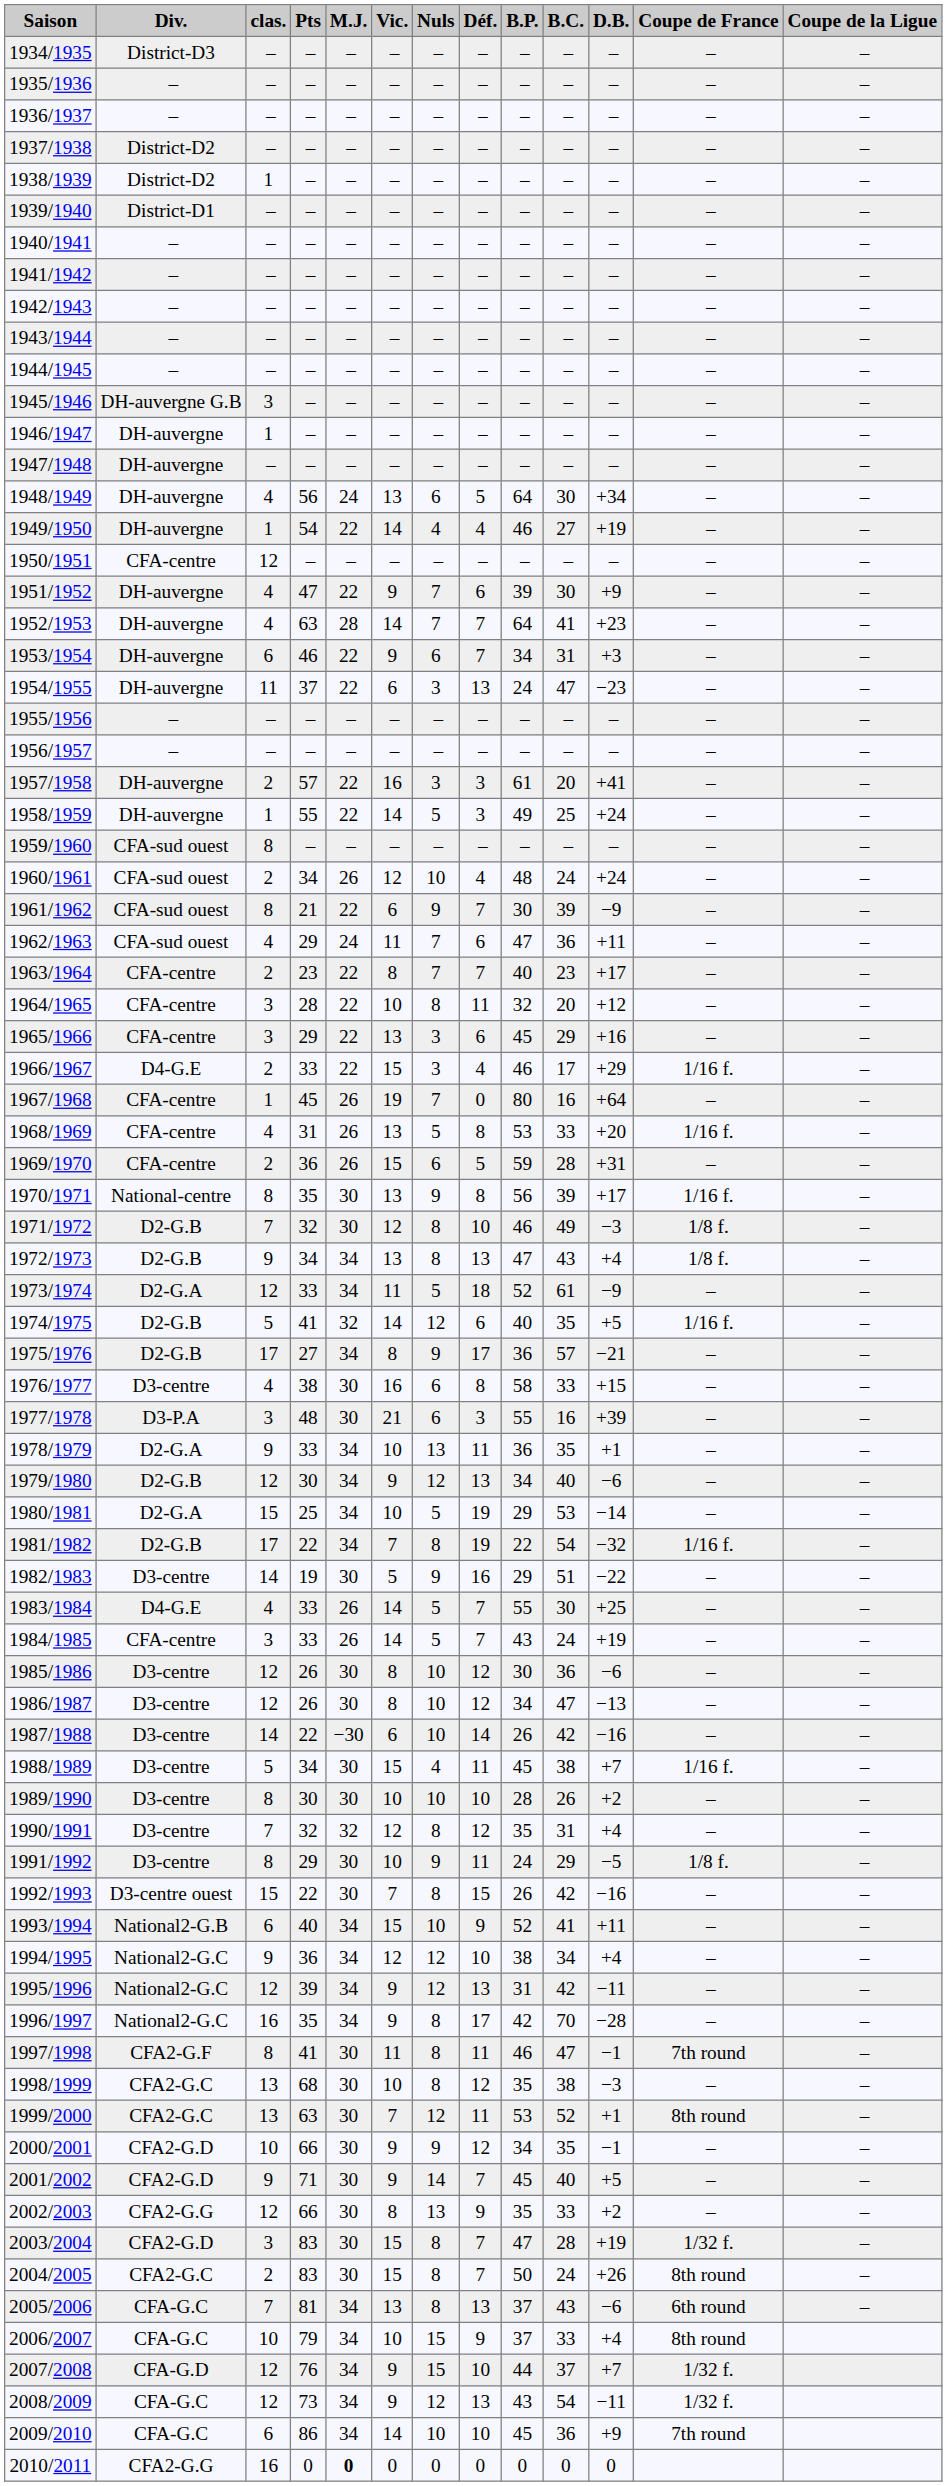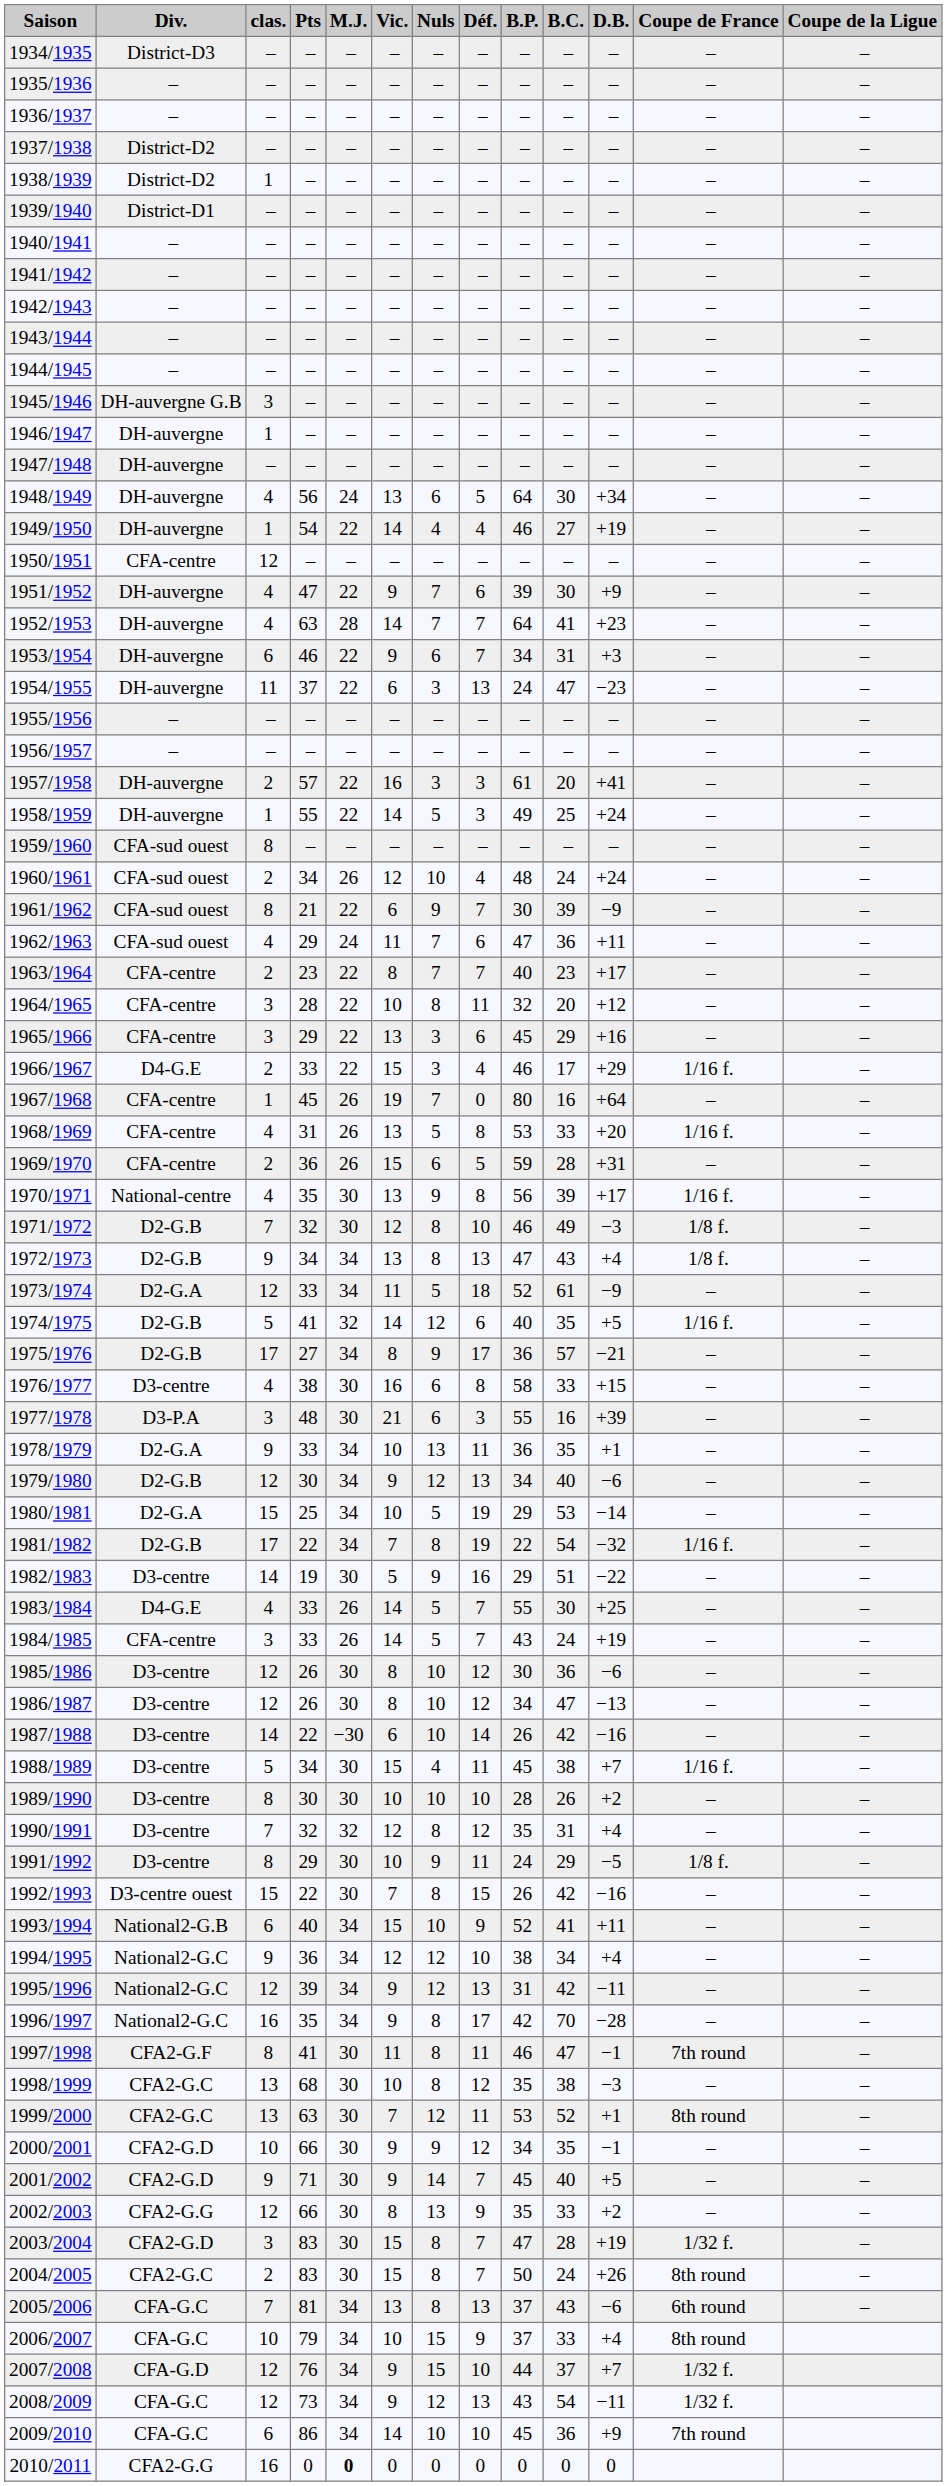(268, 1195) 8 -> (268, 1195) 4
